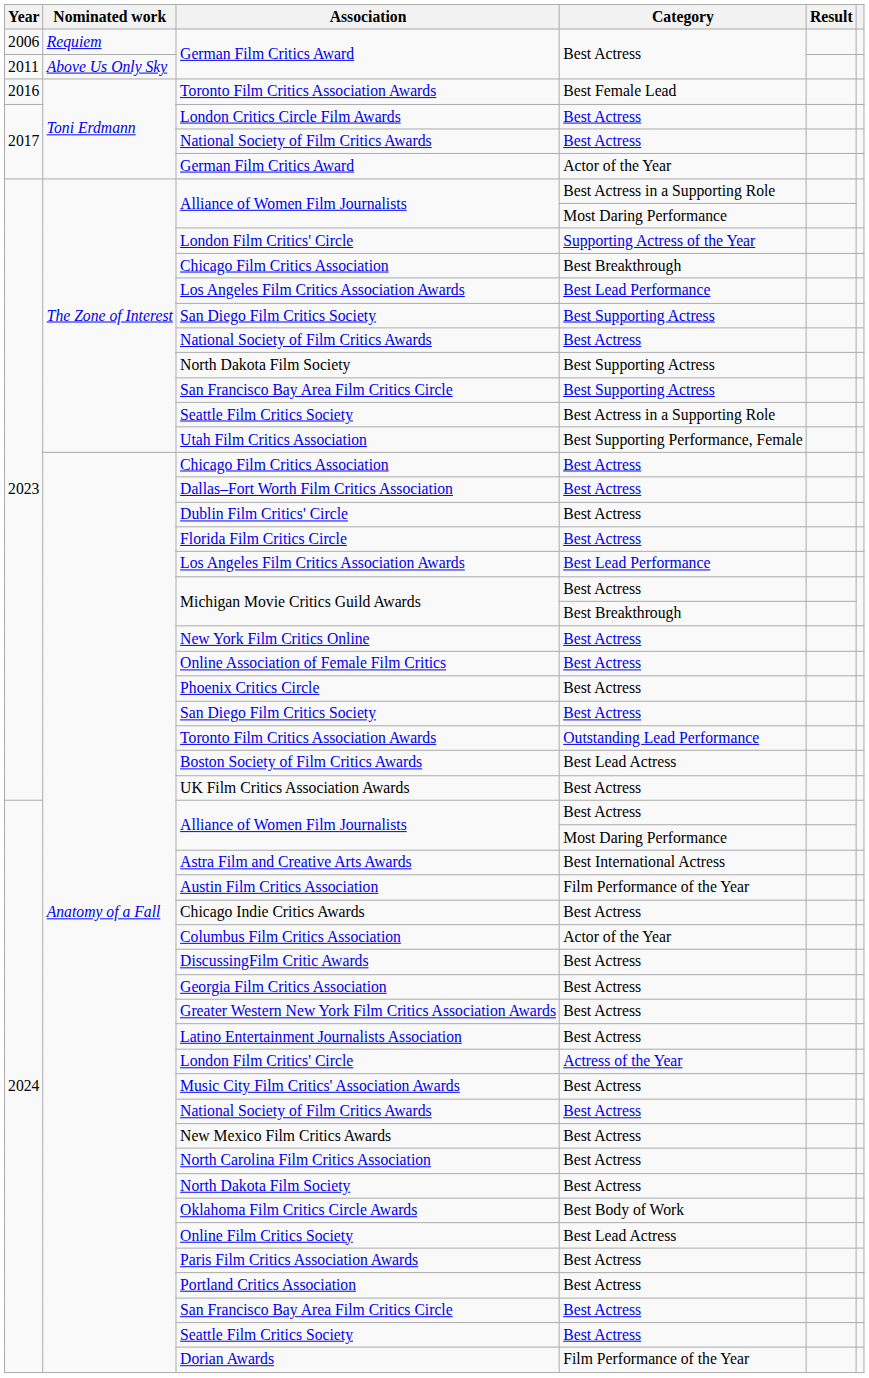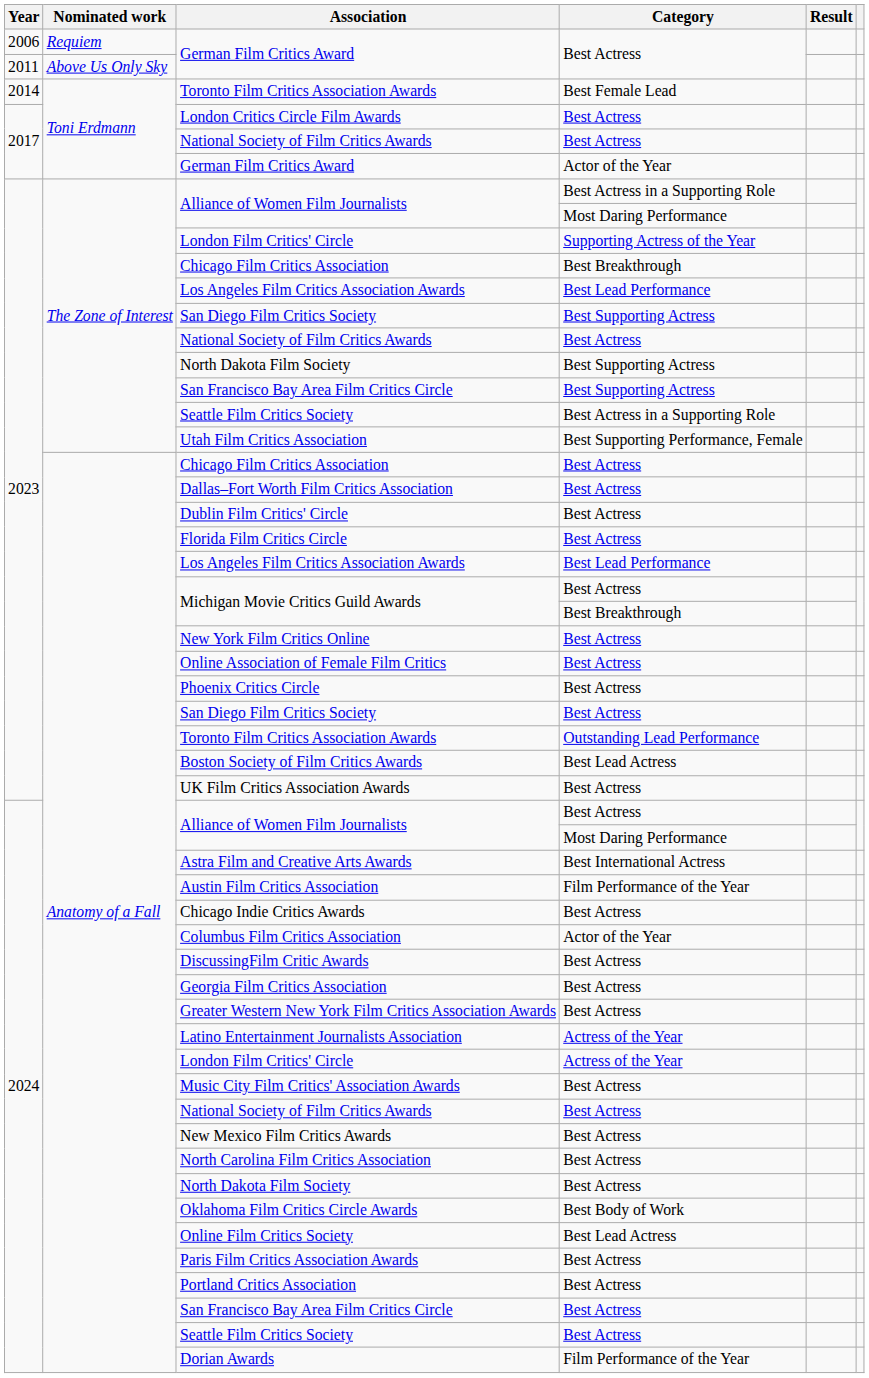(24, 91) 2016 -> (24, 91) 2014
(602, 1036) Best Actress -> (623, 1036) Actress of the Year
